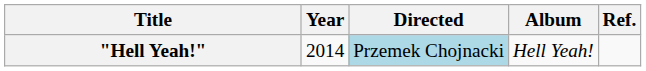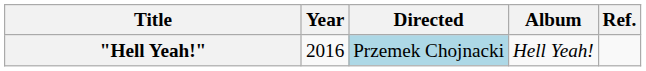(325, 50) 2014 -> (325, 50) 2016
